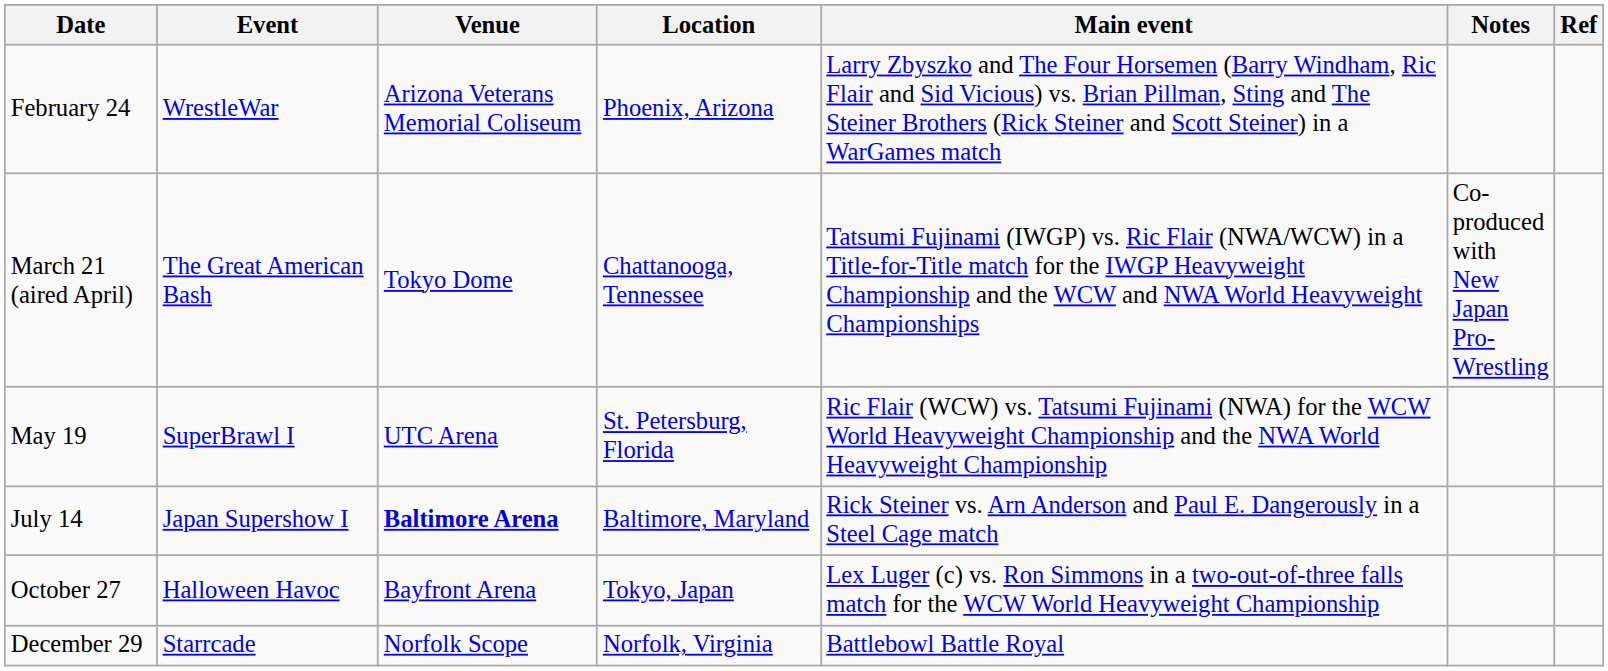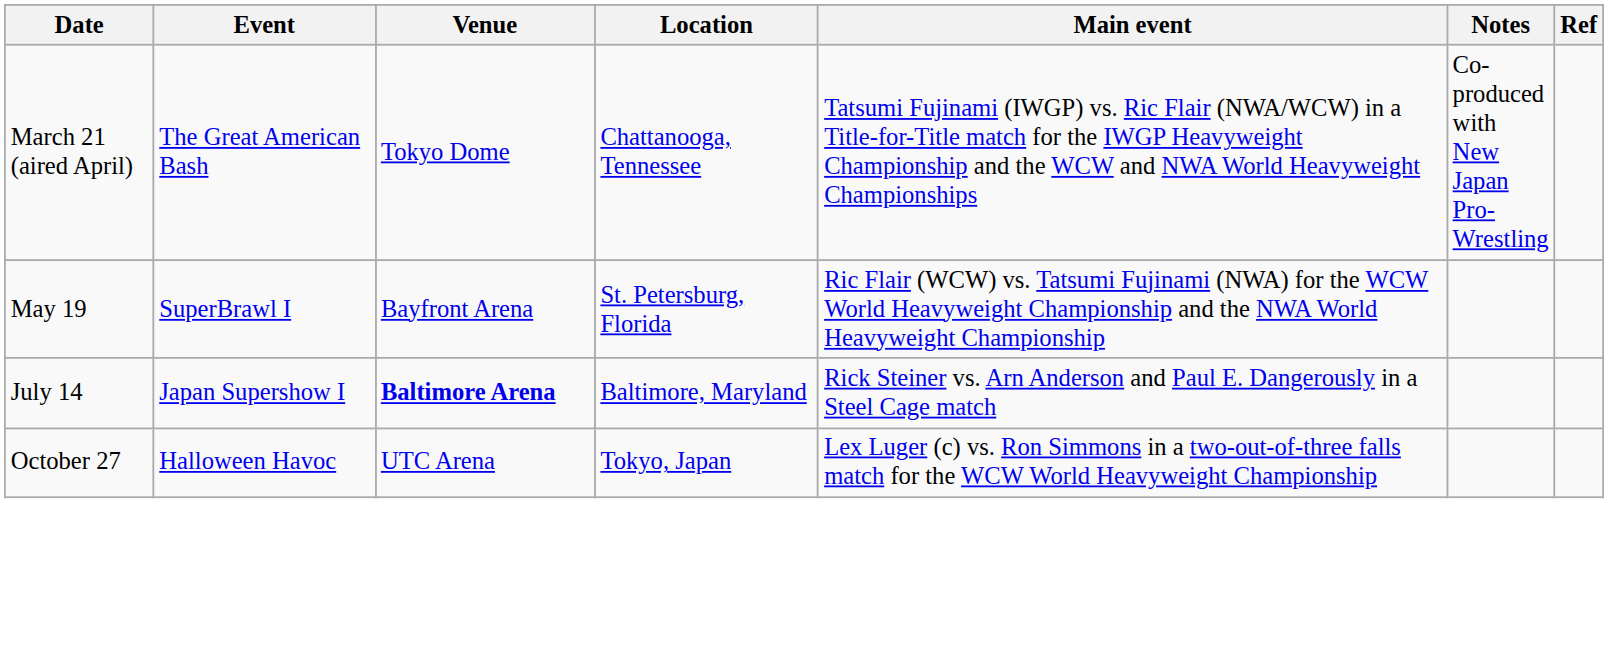- row: (71, 108)
(441, 435) UTC Arena -> (457, 308) Bayfront Arena
(460, 589) Bayfront Arena -> (438, 461) UTC Arena
- row: (77, 644)
